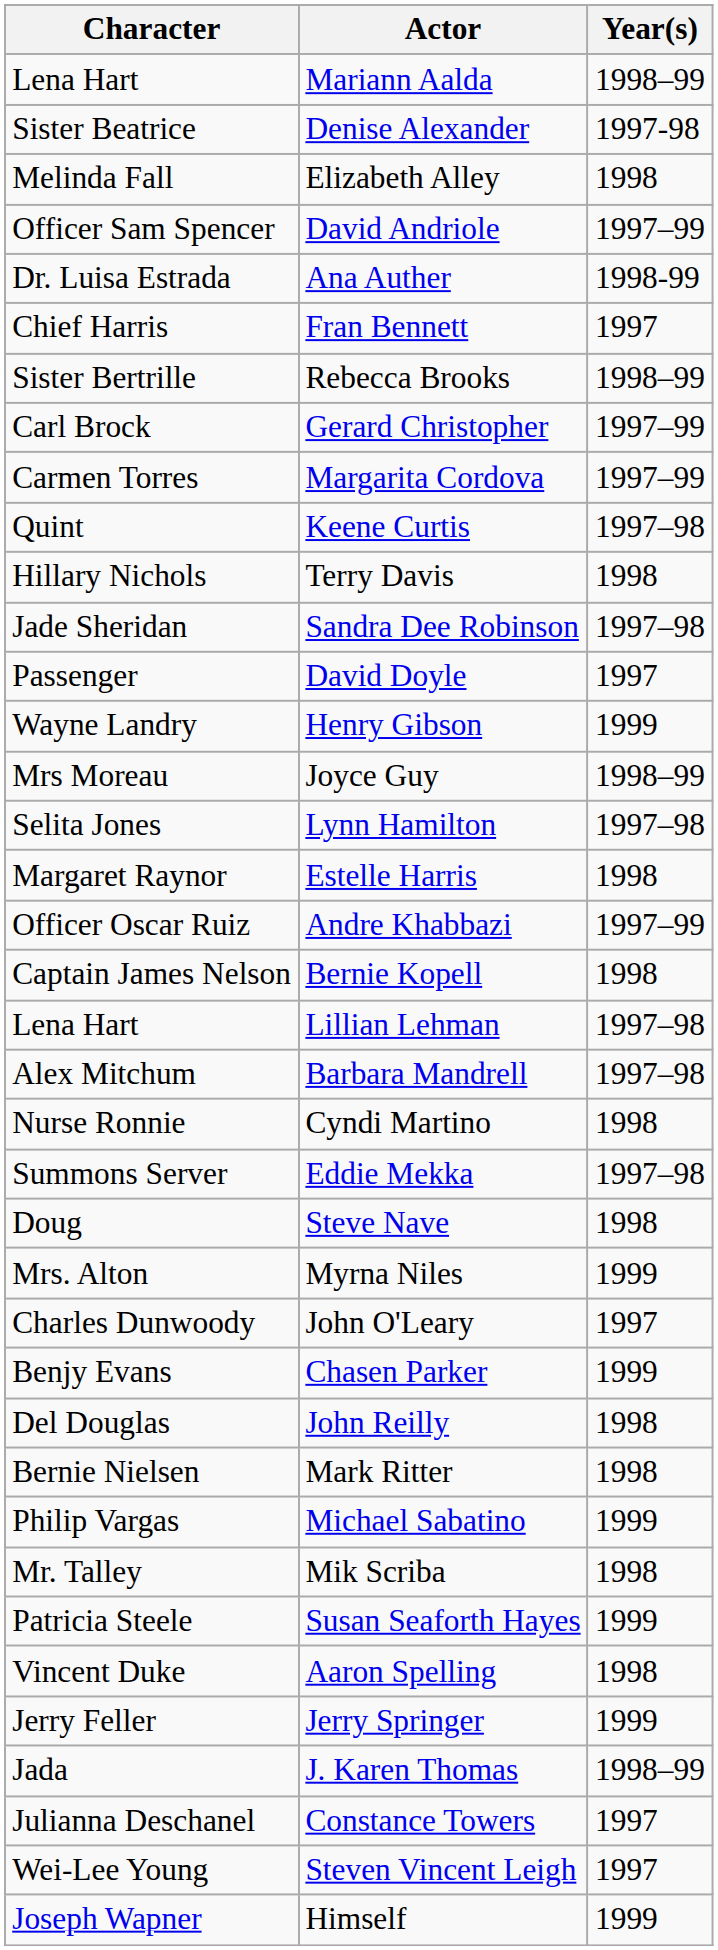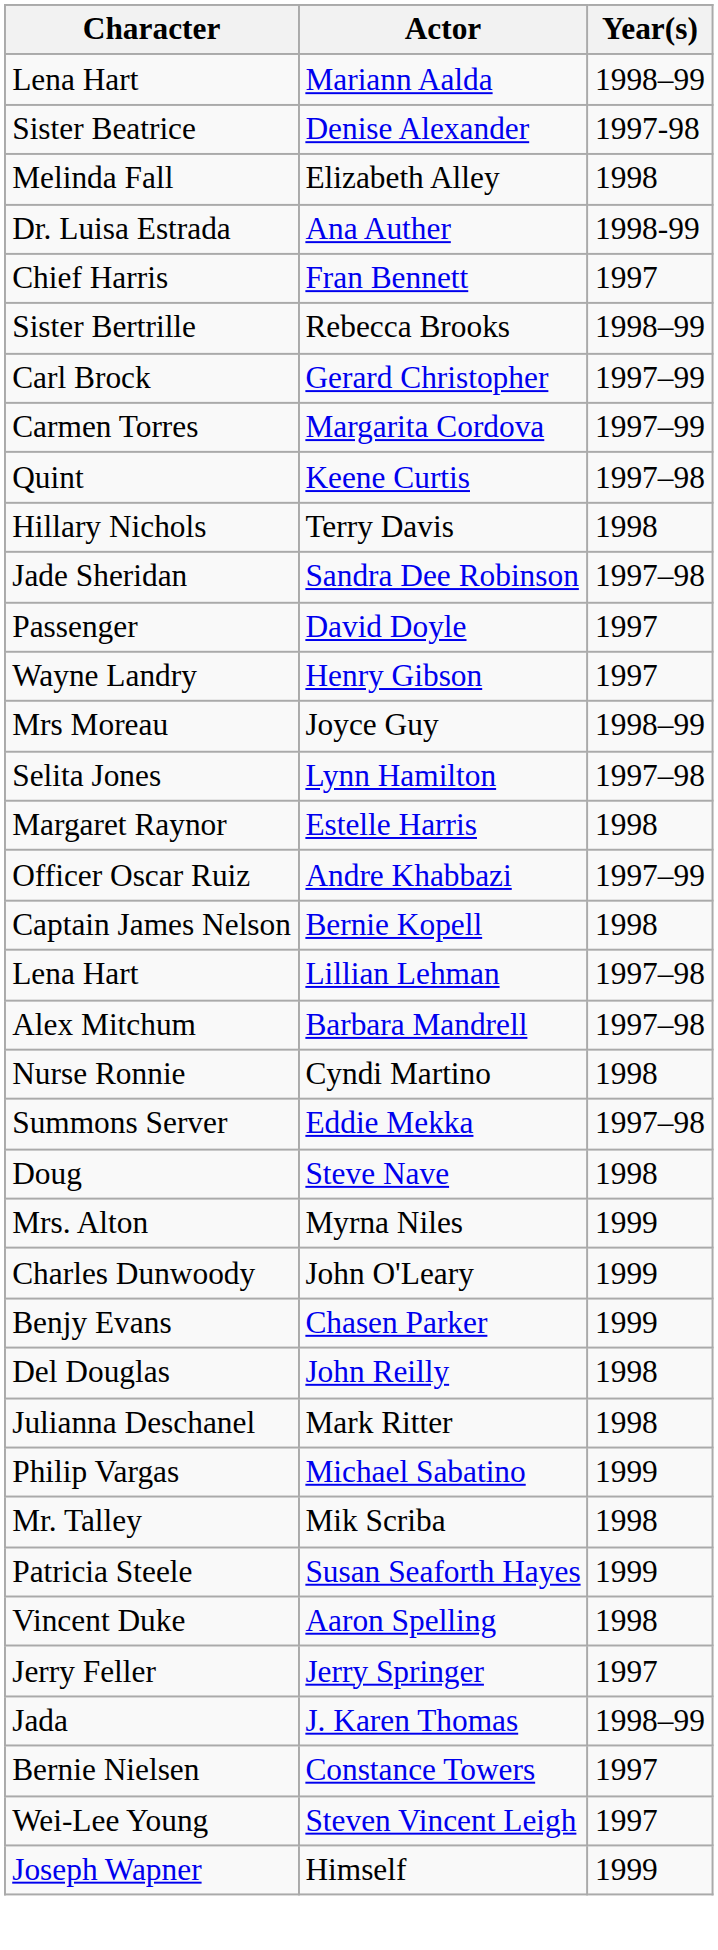- row: (402, 228)
(626, 725) 1999 -> (626, 675) 1997
(626, 1322) 1997 -> (626, 1272) 1999
(106, 1471) Bernie Nielsen -> (134, 1421) Julianna Deschanel
(626, 1720) 1999 -> (626, 1670) 1997
(134, 1819) Julianna Deschanel -> (106, 1770) Bernie Nielsen
